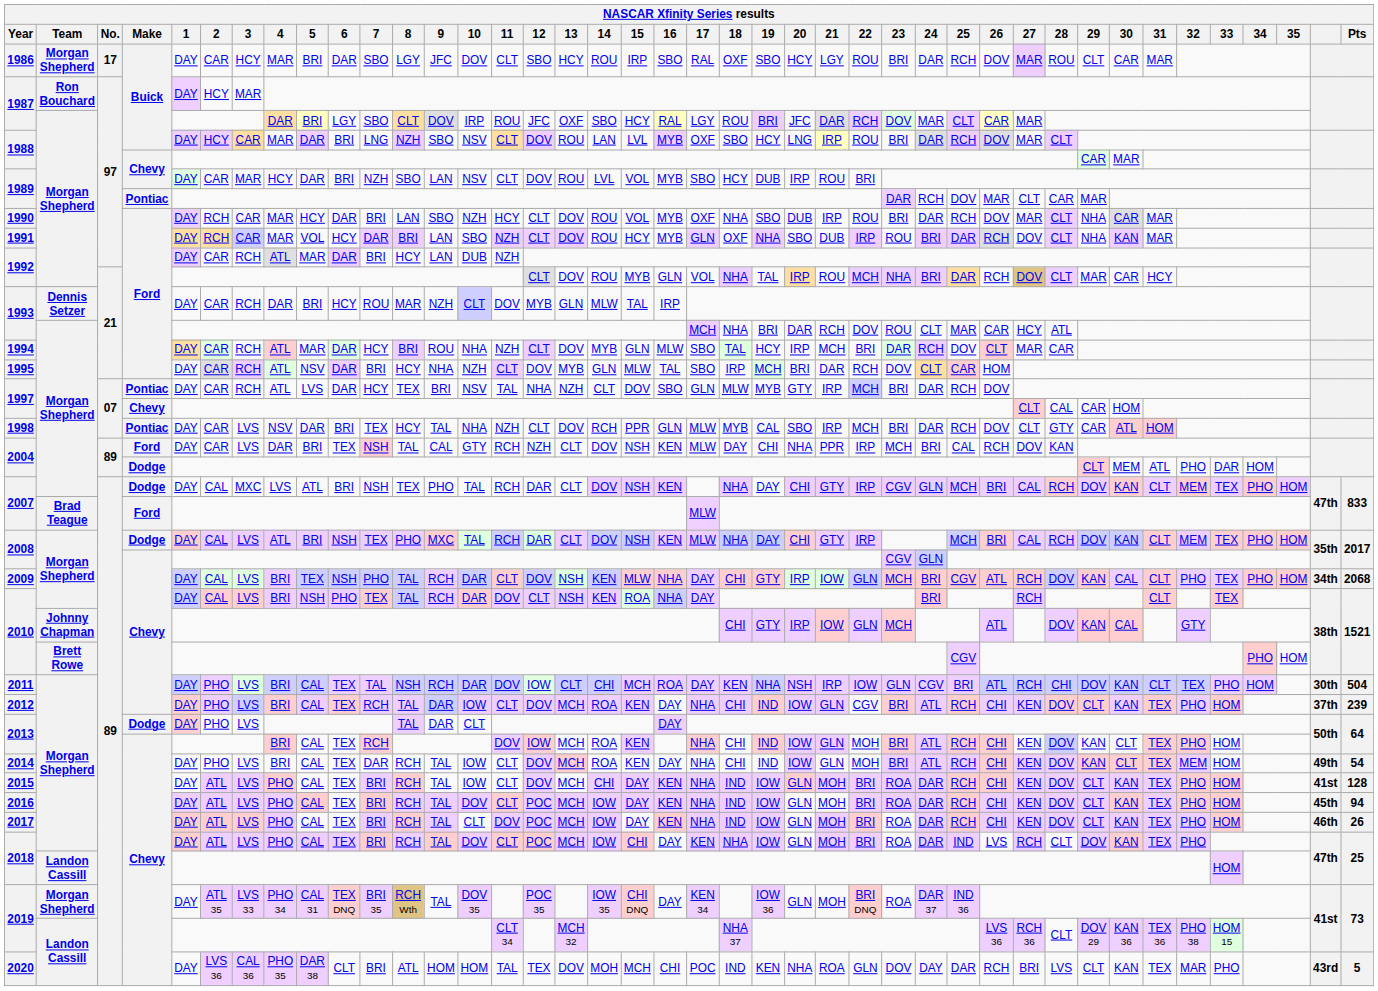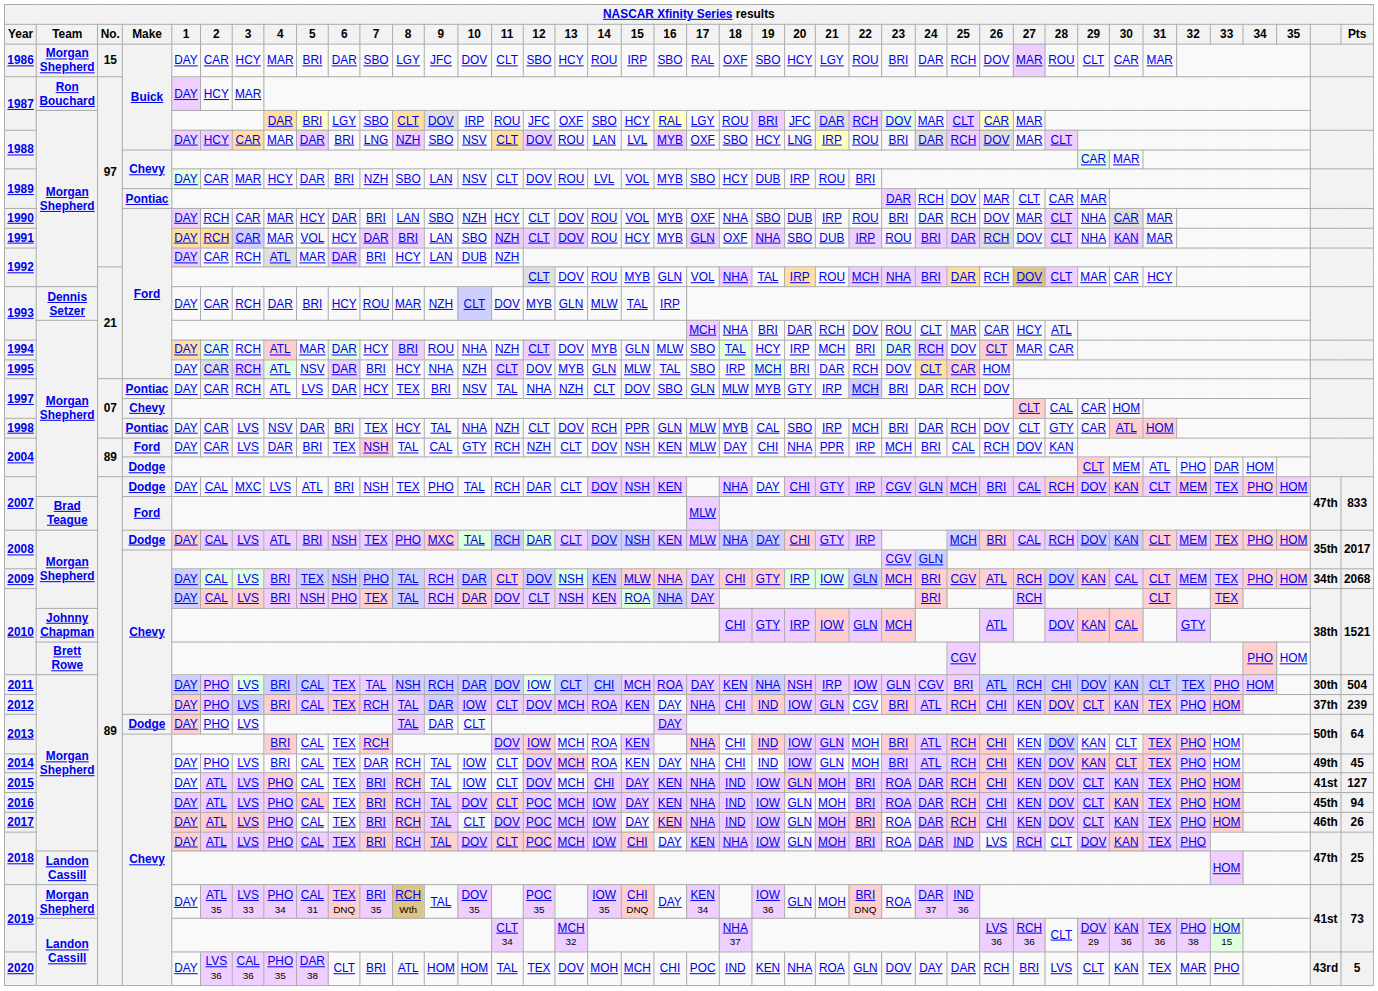(110, 60) 17 -> (110, 60) 15
(1193, 579) PHO -> (1193, 579) MEM
(1193, 763) MEM -> (1193, 763) PHO
(1357, 763) 54 -> (1357, 763) 45
(1357, 783) 128 -> (1357, 783) 127
